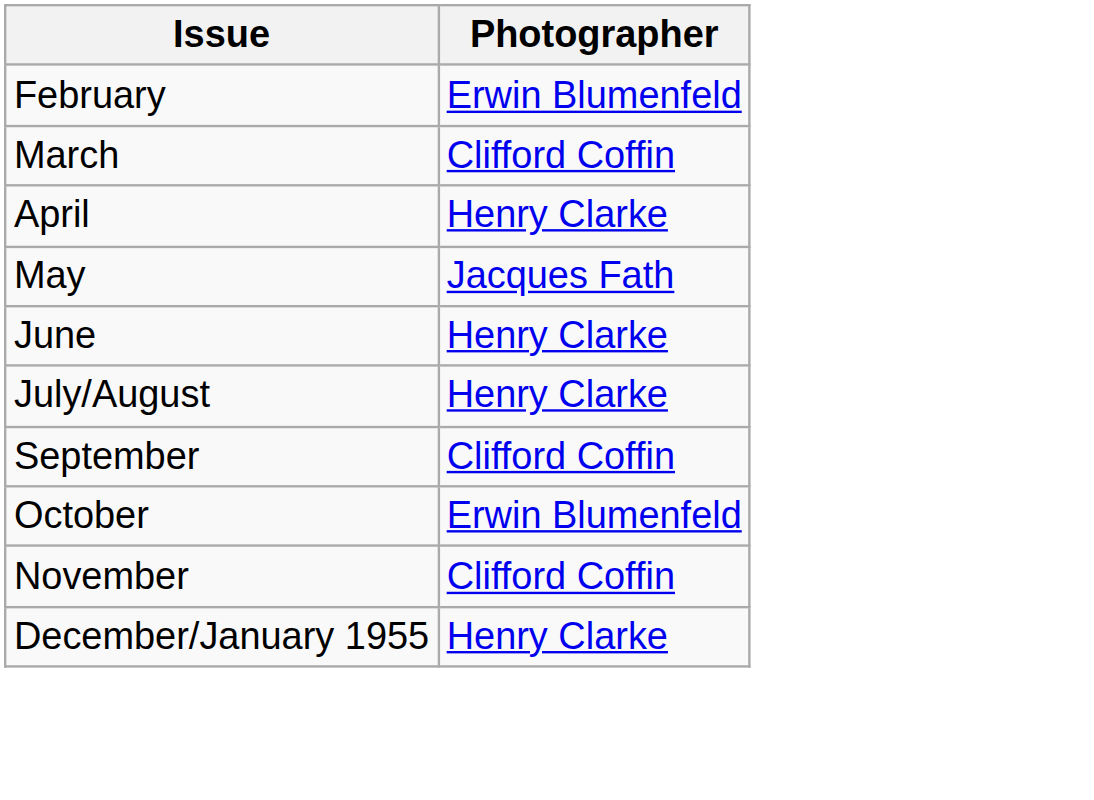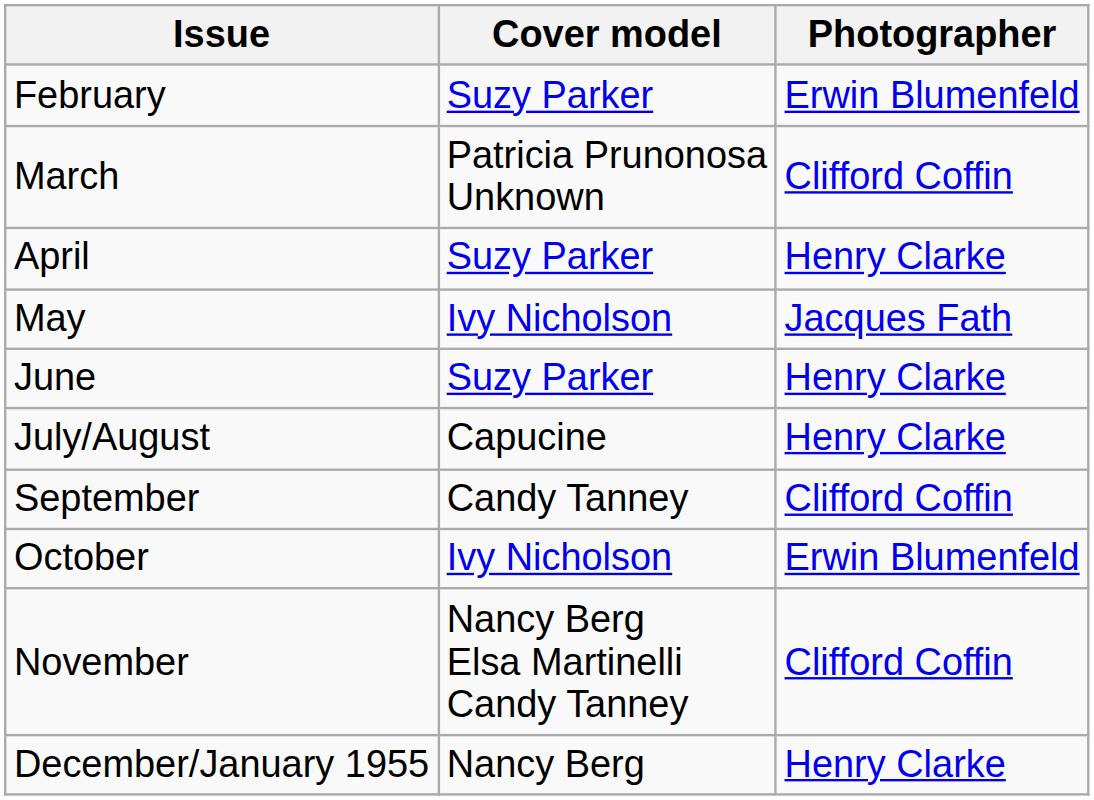+ column: (607, 34)
